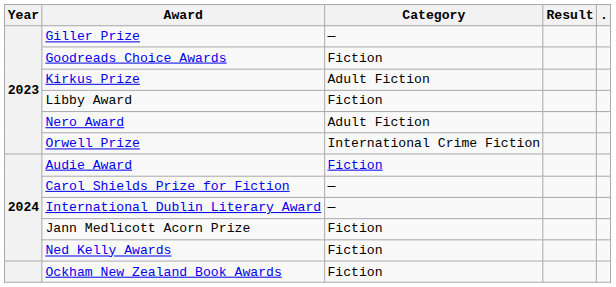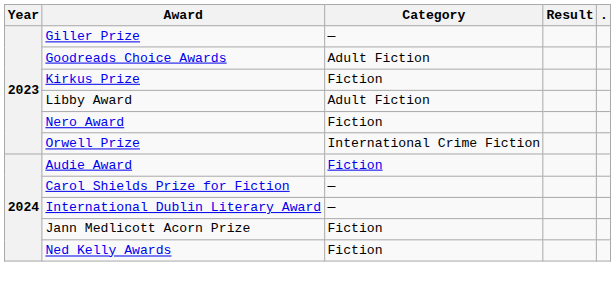(355, 58) Fiction -> (379, 58) Adult Fiction
(379, 79) Adult Fiction -> (355, 79) Fiction
(355, 101) Fiction -> (379, 101) Adult Fiction
(379, 122) Adult Fiction -> (355, 122) Fiction
- row: (164, 272)
